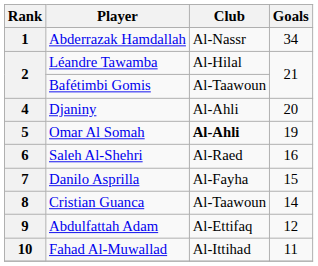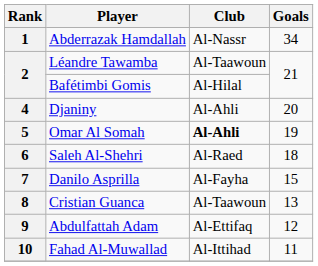(217, 62) Al-Hilal -> (229, 62) Al-Taawoun
(229, 86) Al-Taawoun -> (217, 86) Al-Hilal
(291, 156) 16 -> (291, 156) 18
(291, 202) 14 -> (291, 202) 13
